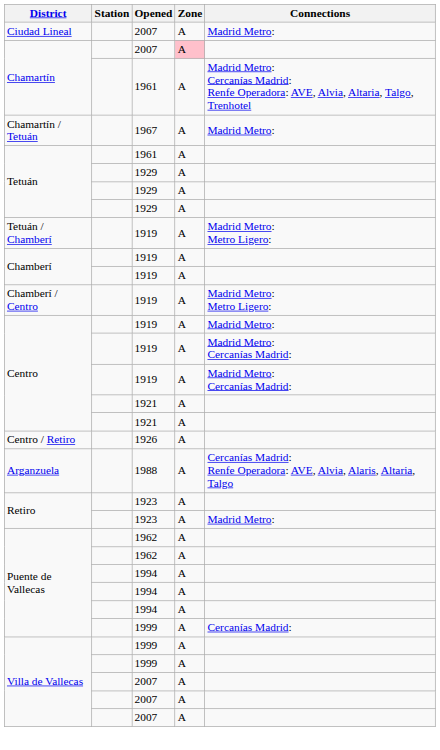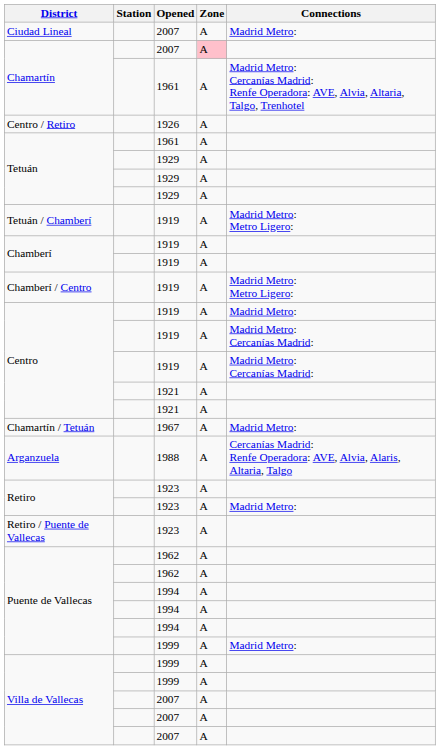rows swapped: (34, 130) <-> (41, 440)
+ row: (48, 531)
(250, 627) Cercanías Madrid: -> (263, 645) Madrid Metro:
